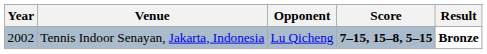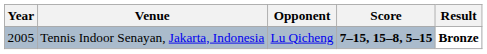(21, 37) 2002 -> (21, 37) 2005
